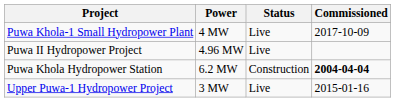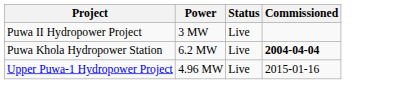- row: (100, 32)
(221, 50) 4.96 MW -> (193, 32) 3 MW
(279, 69) Construction -> (239, 50) Live
(214, 87) 3 MW -> (201, 69) 4.96 MW
